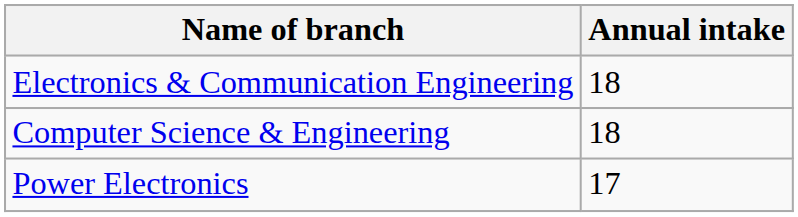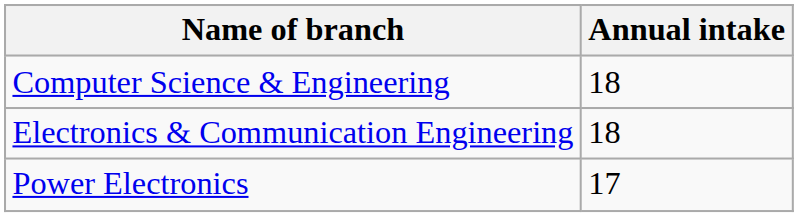rows swapped: (293, 81) <-> (231, 132)
